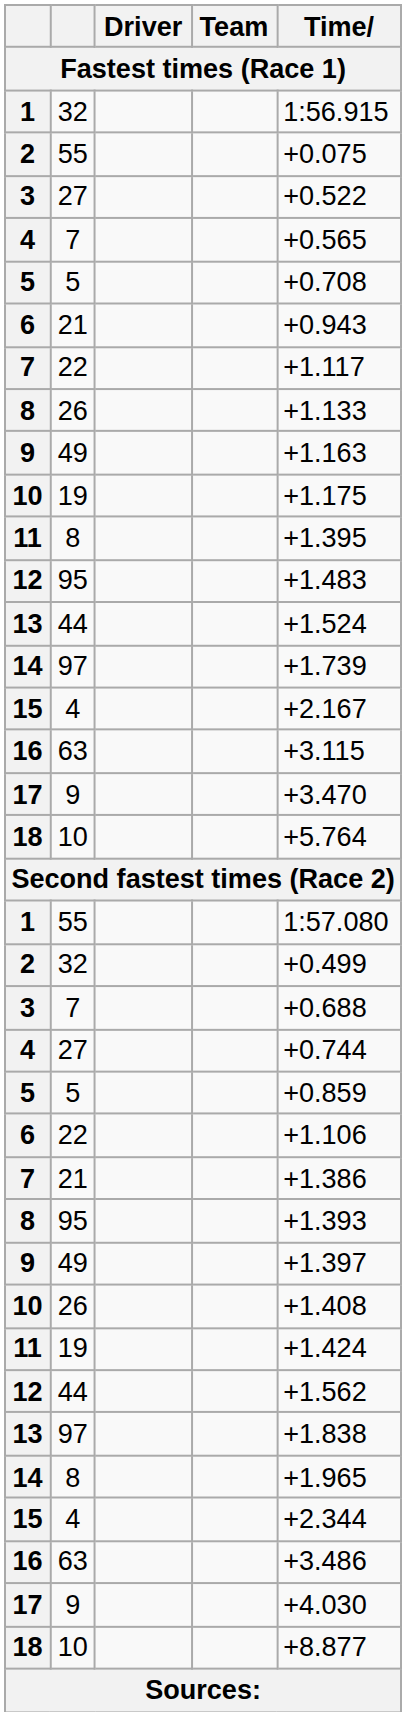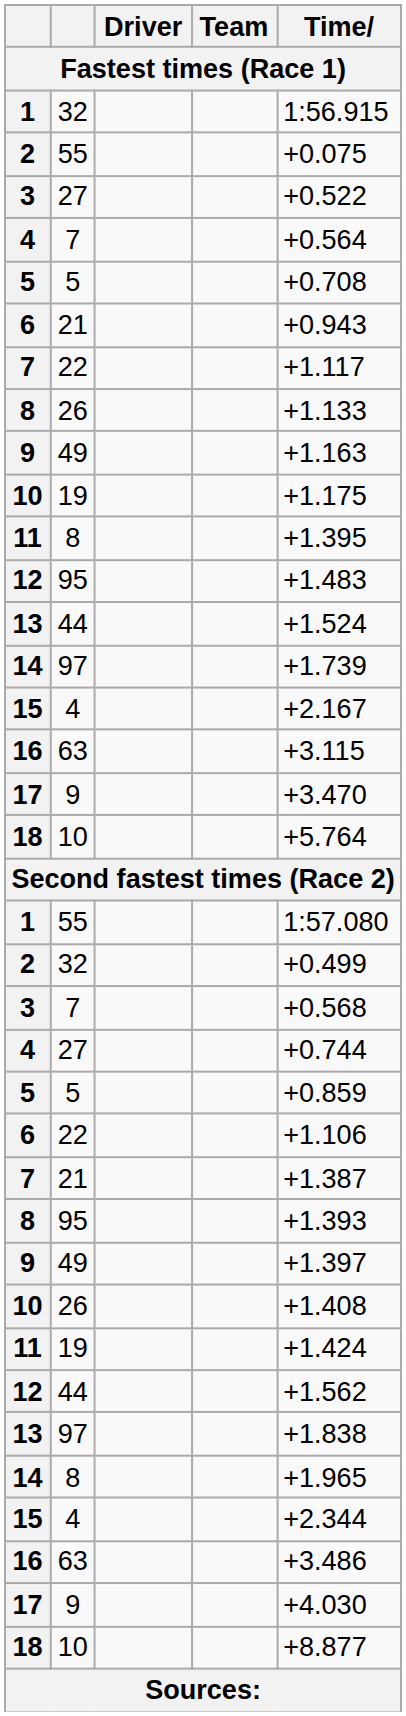(325, 239) +0.565 -> (325, 239) +0.564
(325, 1007) +0.688 -> (325, 1007) +0.568
(325, 1178) +1.386 -> (325, 1178) +1.387
